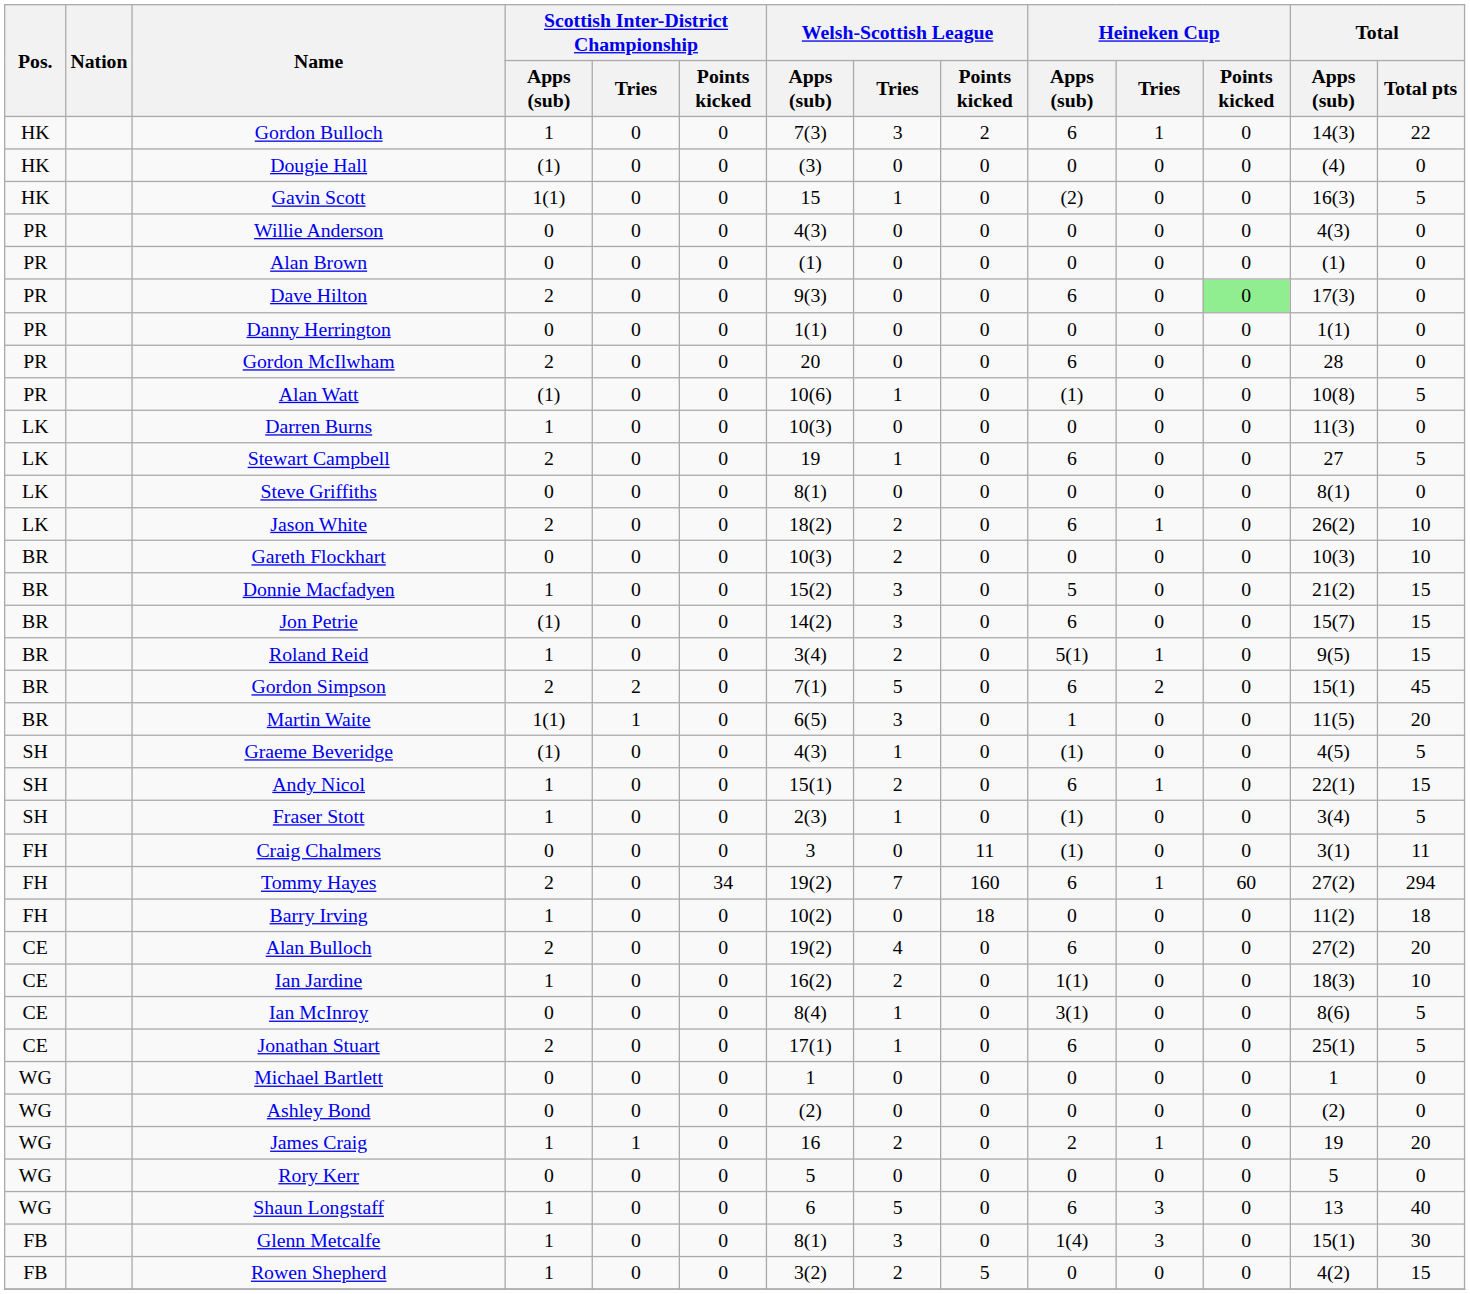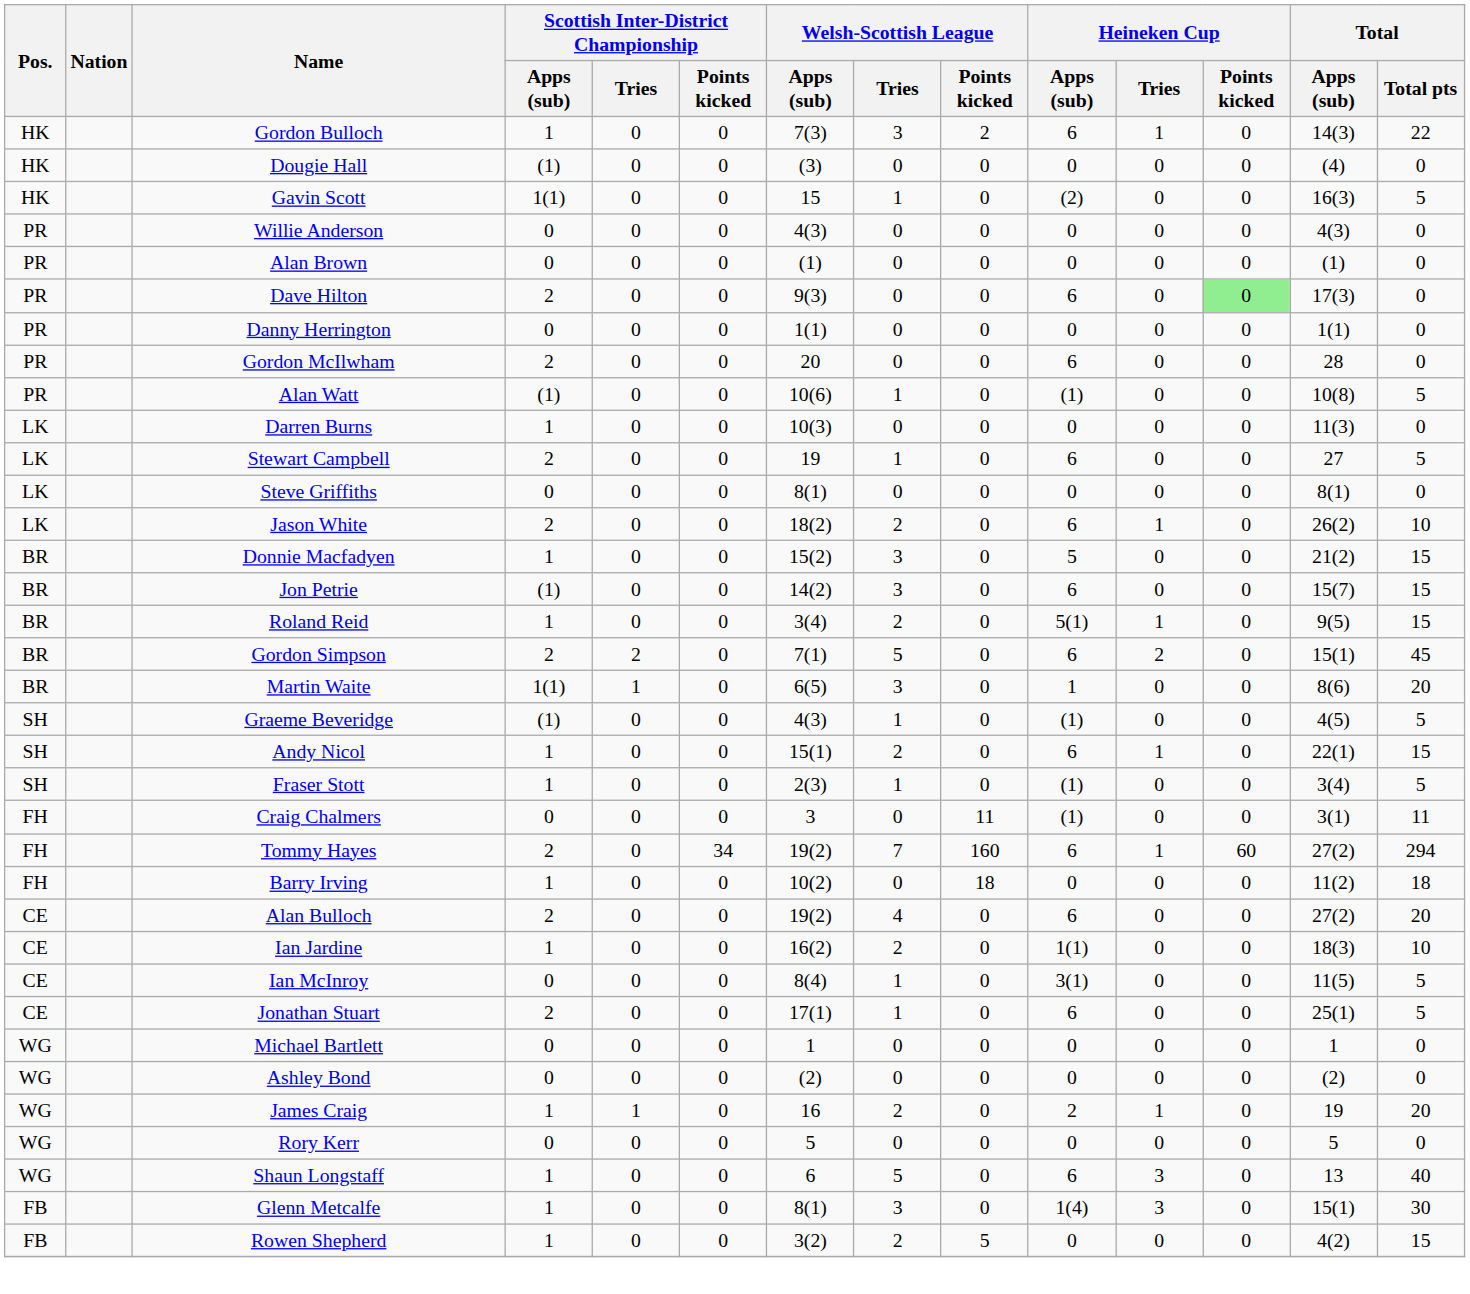- row: (319, 556)
(1333, 719) 11(5) -> (1333, 686) 8(6)
(1333, 1012) 8(6) -> (1333, 980) 11(5)
